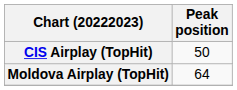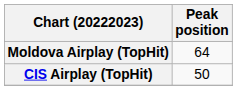rows swapped: (88, 52) <-> (88, 74)
